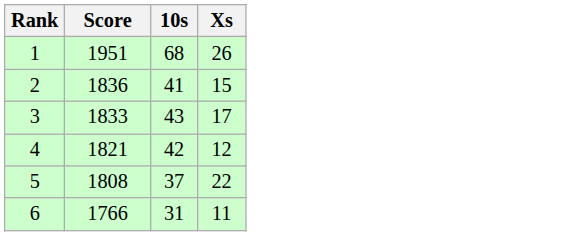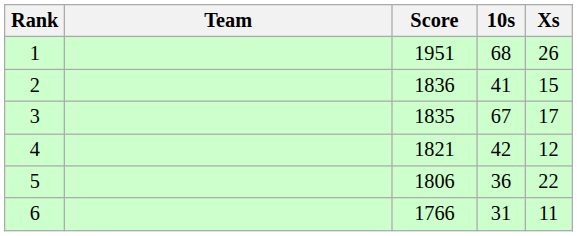+ column: (228, 20)
(108, 117) 1833 -> (434, 117) 1835
(174, 117) 43 -> (501, 117) 67
(108, 181) 1808 -> (434, 181) 1806
(174, 181) 37 -> (501, 181) 36
